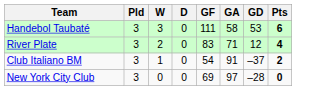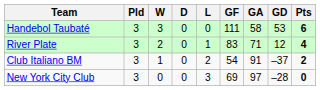+ column: (208, 12)
